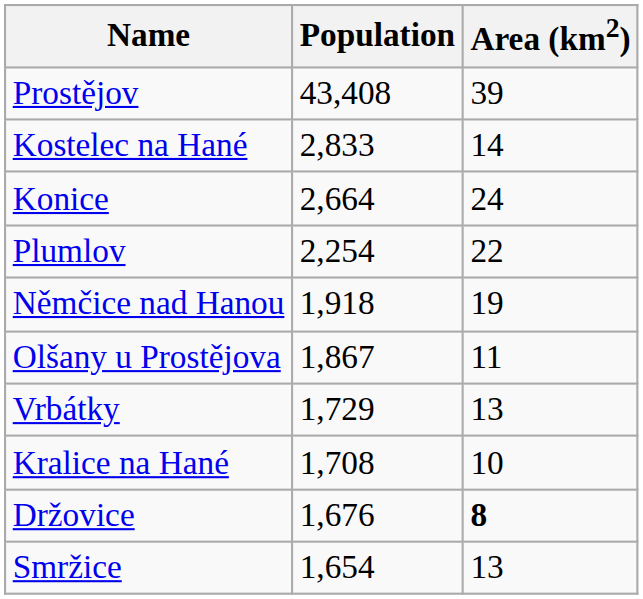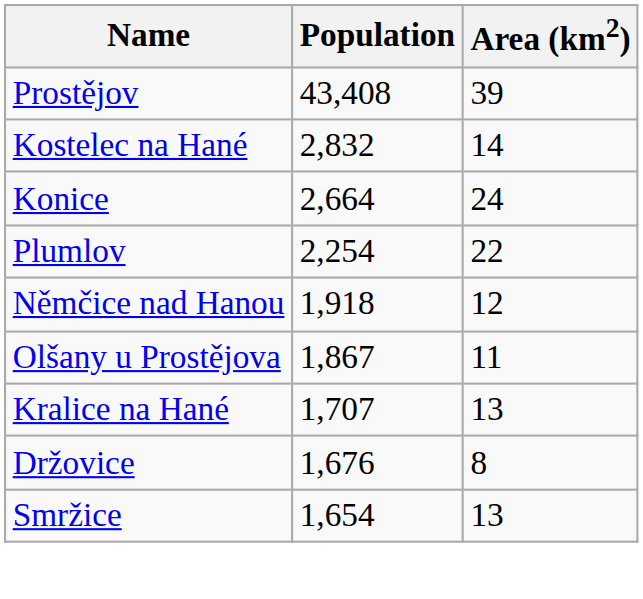(337, 145) 2,833 -> (337, 145) 2,832
(487, 303) 19 -> (487, 303) 12
- row: (66, 409)
(337, 462) 1,708 -> (337, 409) 1,707
(487, 462) 10 -> (487, 409) 13
(479, 514) bold -> (479, 462) normal
